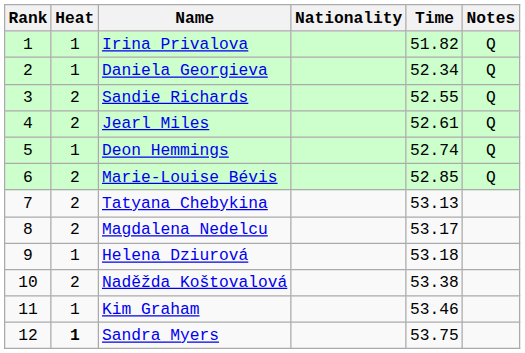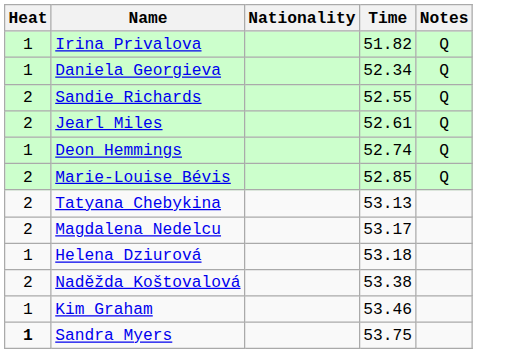- column: (28, 18)
